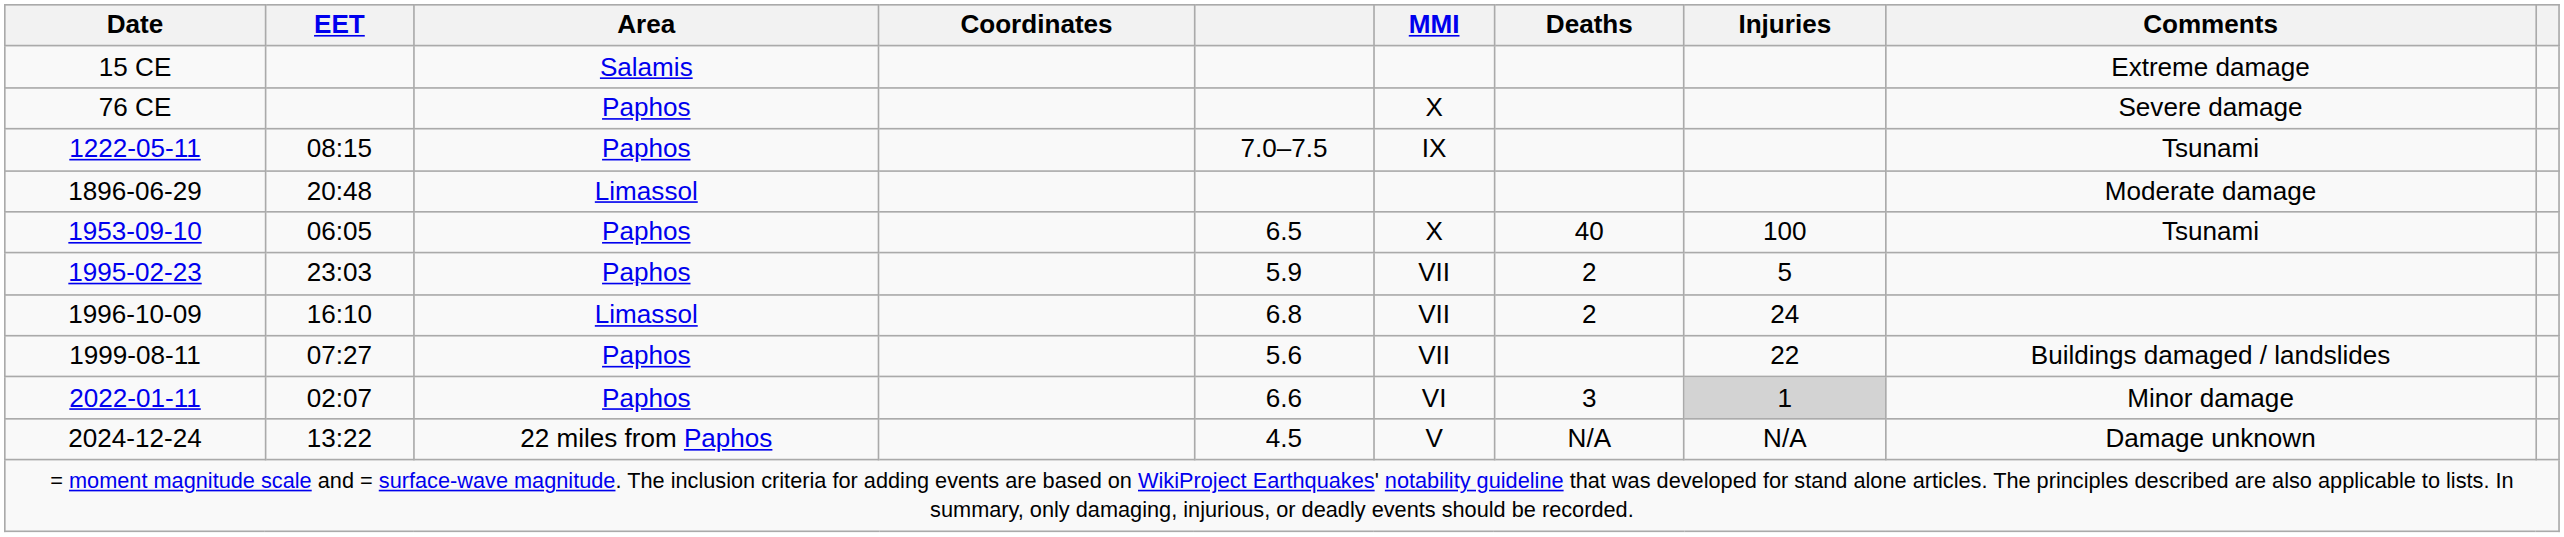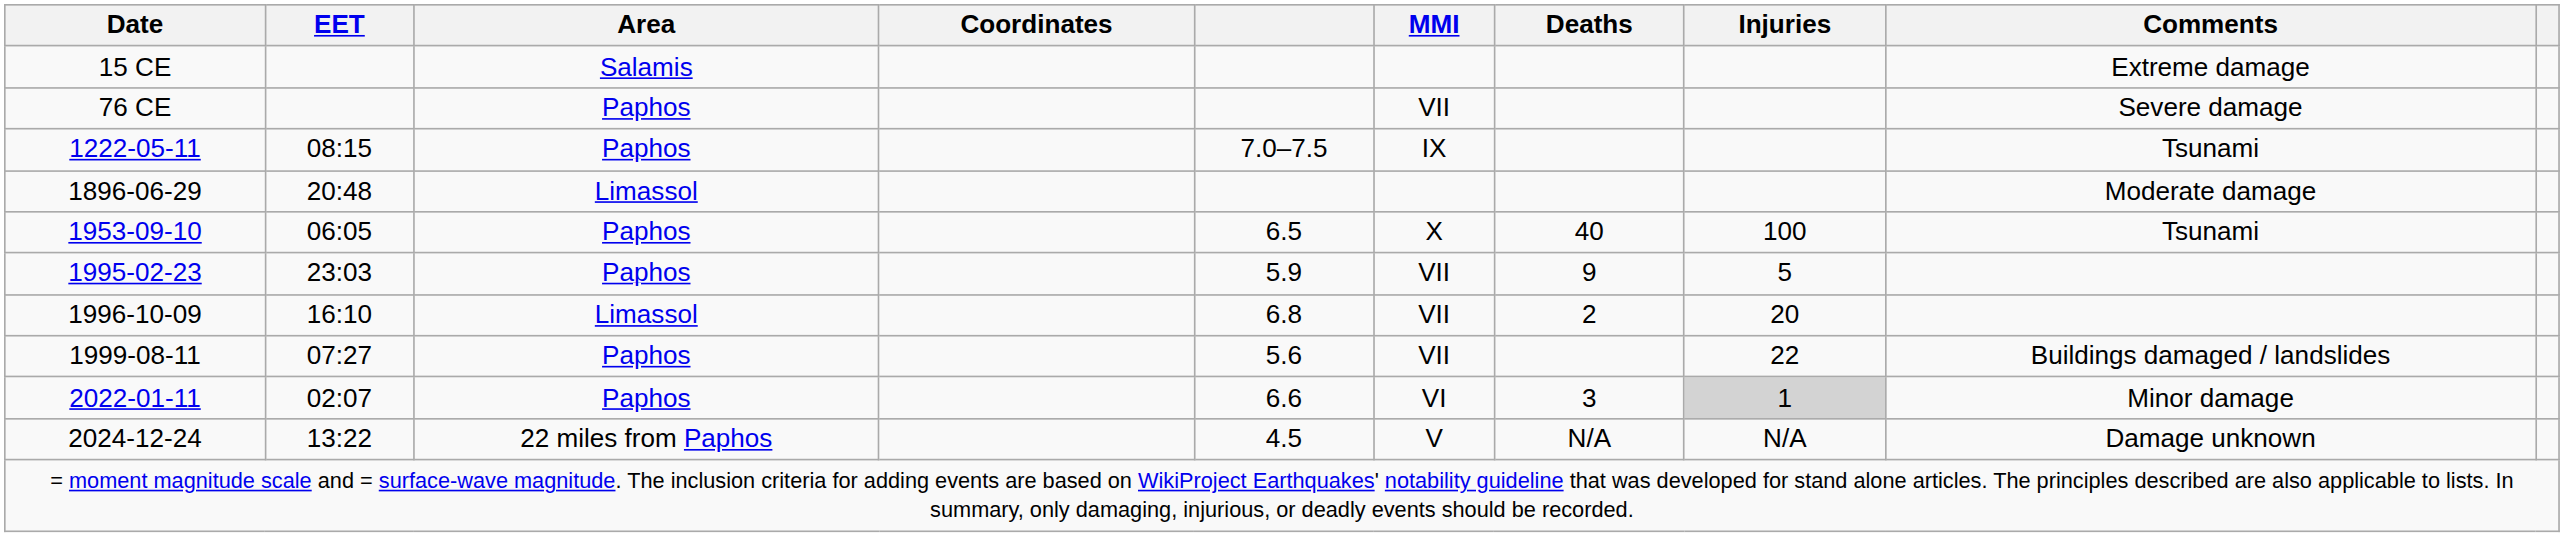(1434, 107) X -> (1434, 107) VII
(1589, 273) 2 -> (1589, 273) 9
(1785, 314) 24 -> (1785, 314) 20
